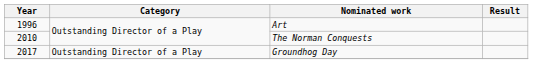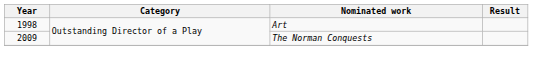(27, 25) 1996 -> (27, 25) 1998
(27, 38) 2010 -> (27, 38) 2009
- row: (305, 52)
